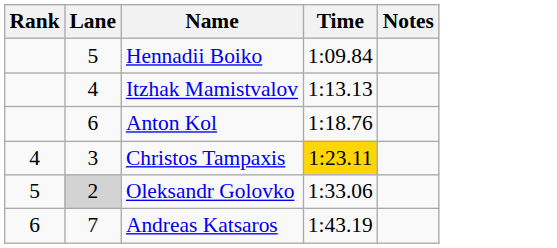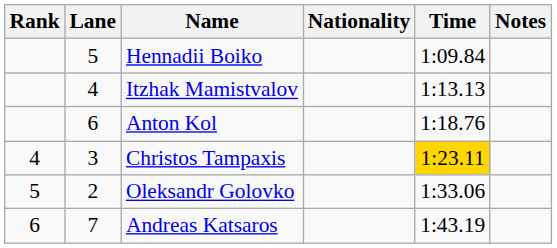+ column: (359, 21)
(93, 191) lightgrey background -> (93, 191) no background
